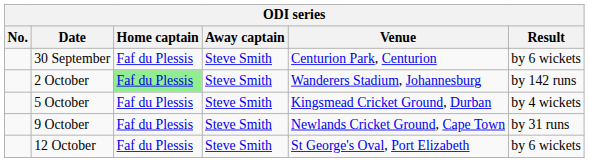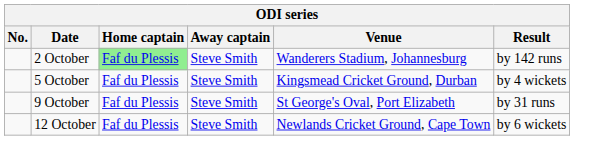- row: (72, 59)
(398, 124) Newlands Cricket Ground, Cape Town -> (366, 102) St George's Oval, Port Elizabeth
(380, 146) St George's Oval, Port Elizabeth -> (384, 124) Newlands Cricket Ground, Cape Town
